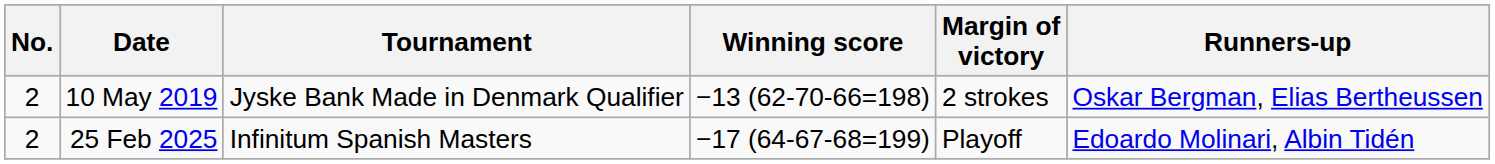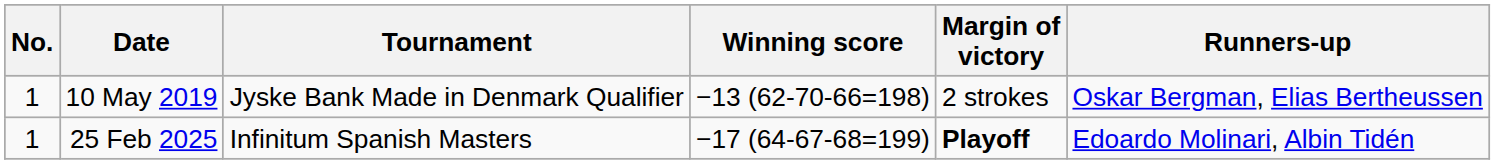(32, 97) 2 -> (32, 97) 1
(32, 139) 2 -> (32, 139) 1
(982, 139) normal -> (986, 139) bold
